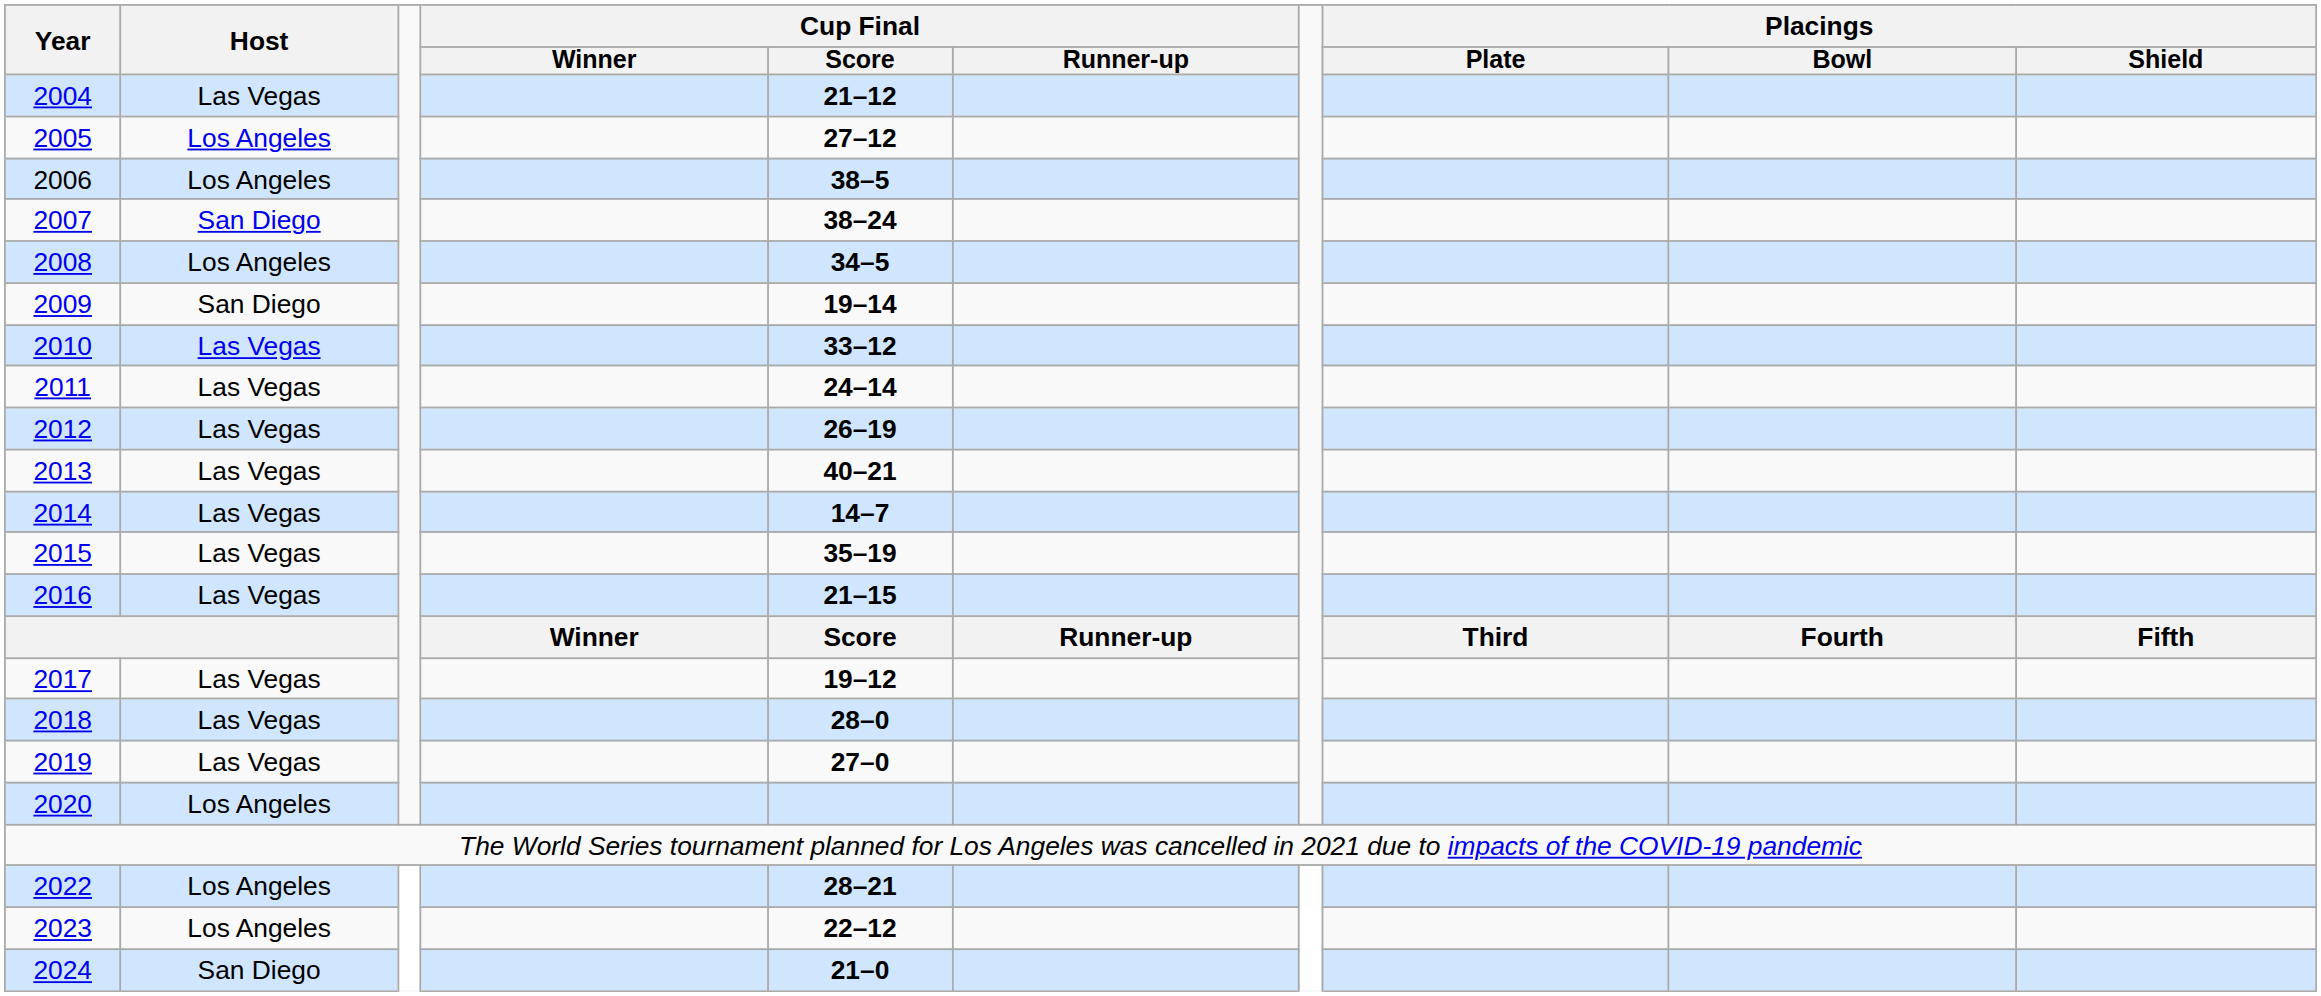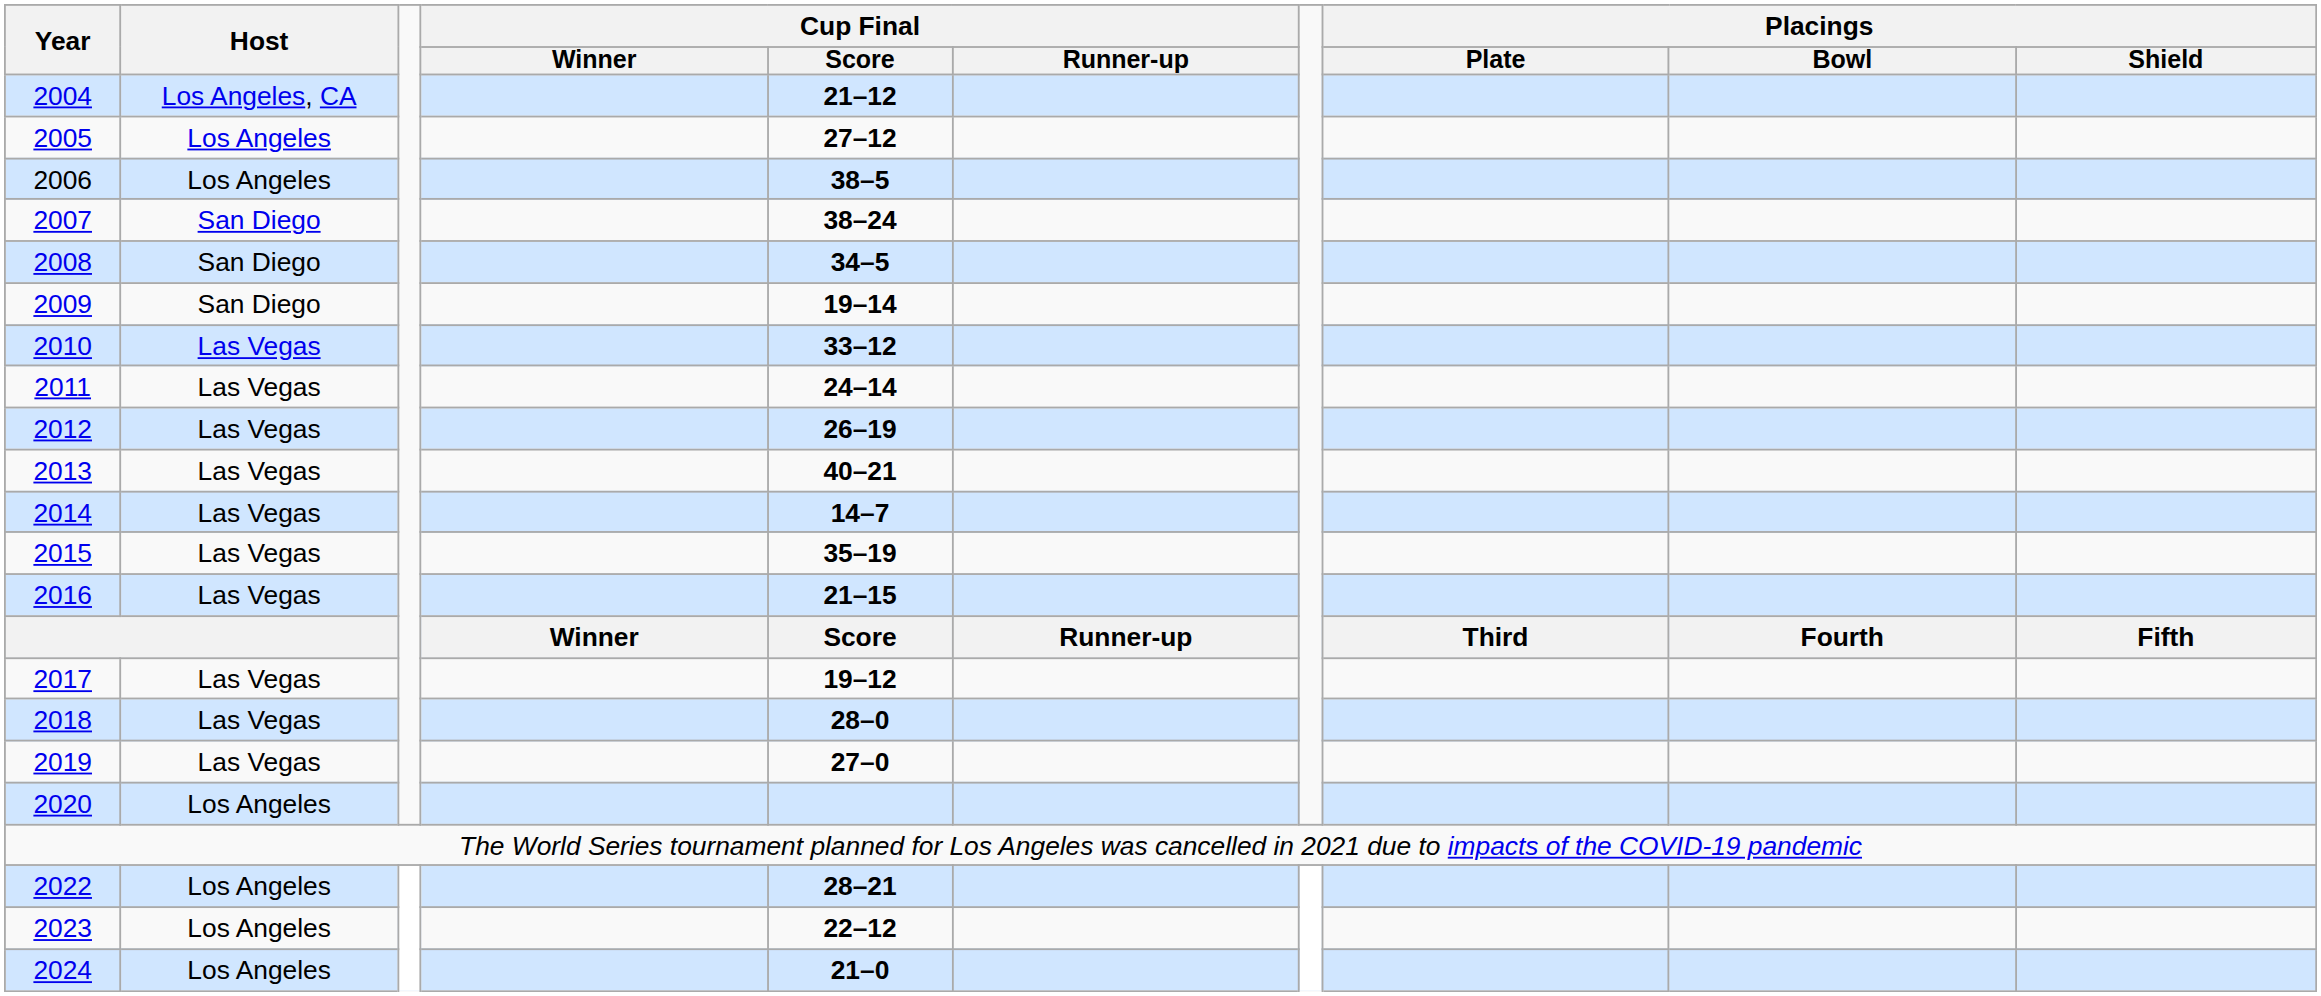(259, 96) Las Vegas -> (259, 96) Los Angeles, CA
(259, 263) Los Angeles -> (259, 263) San Diego
(259, 970) San Diego -> (259, 970) Los Angeles
